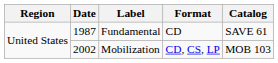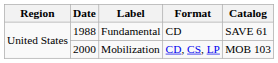(84, 31) 1987 -> (84, 31) 1988
(84, 49) 2002 -> (84, 49) 2000
